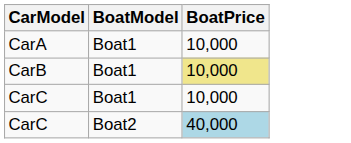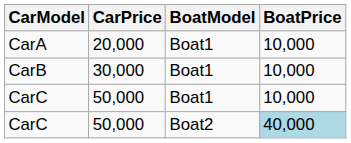+ column: (127, 17)
(212, 71) khaki background -> (289, 71) no background
